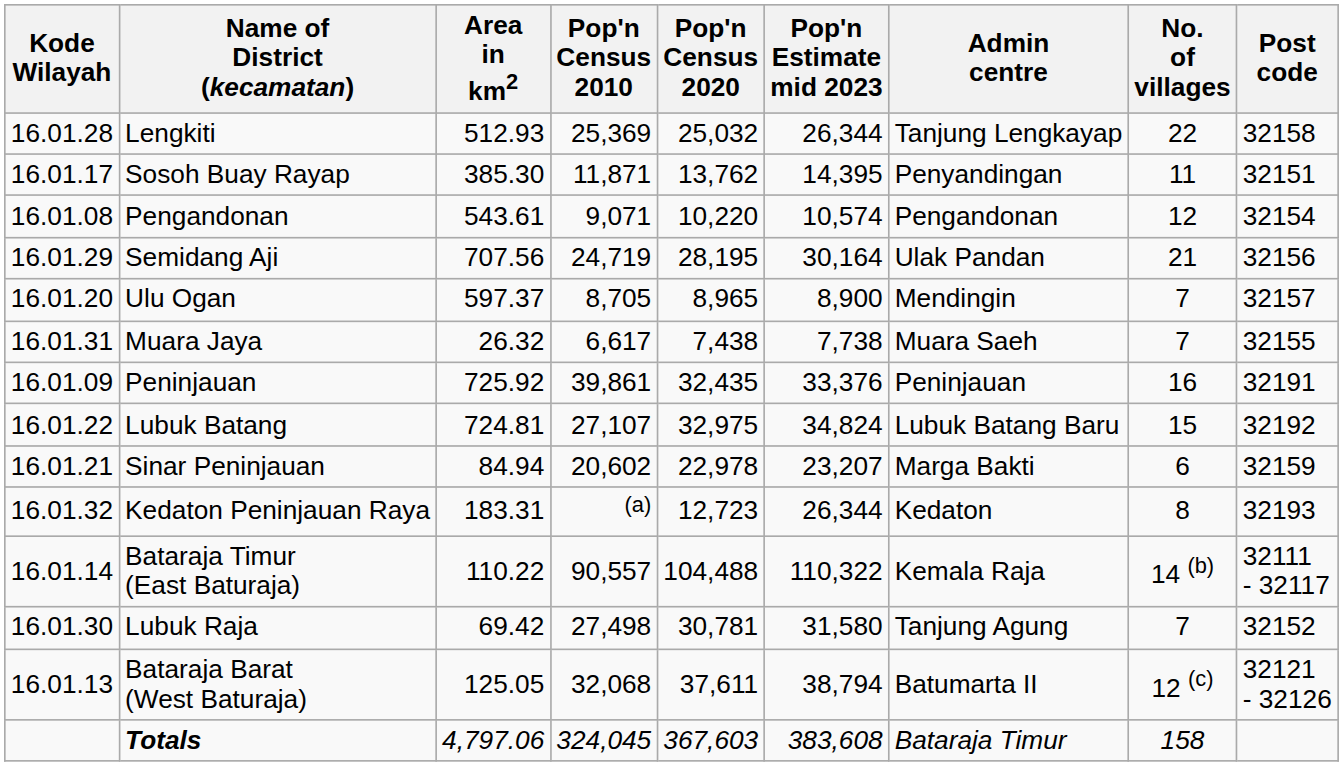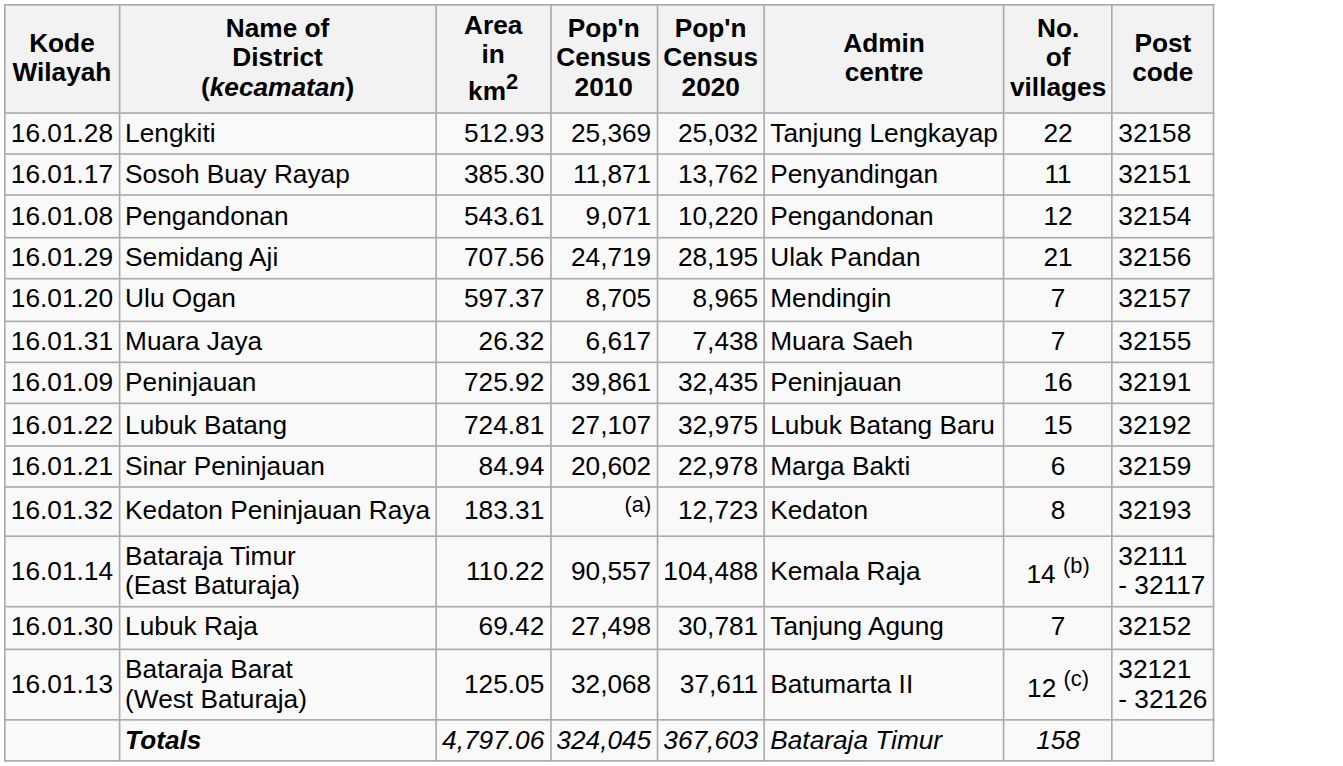- column: (826, 58)
